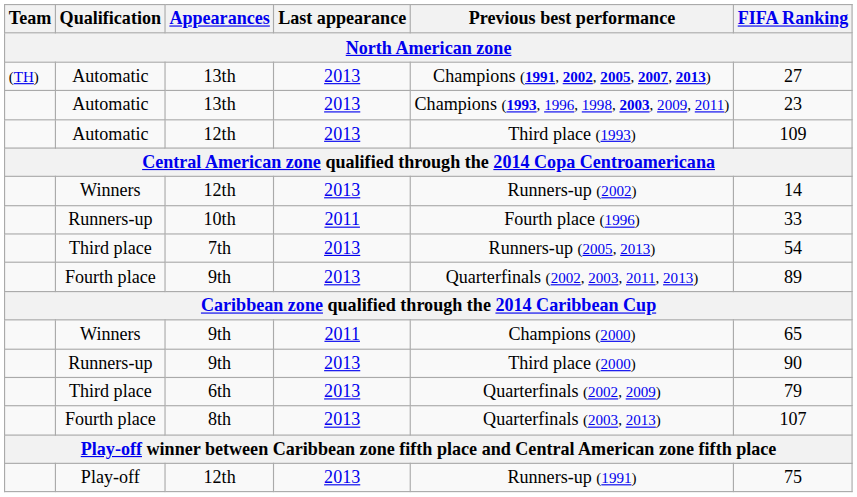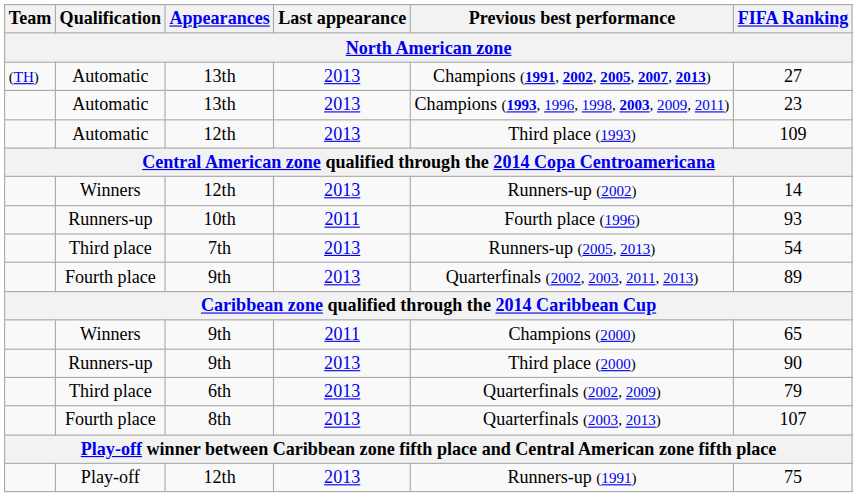(793, 219) 33 -> (793, 219) 93
